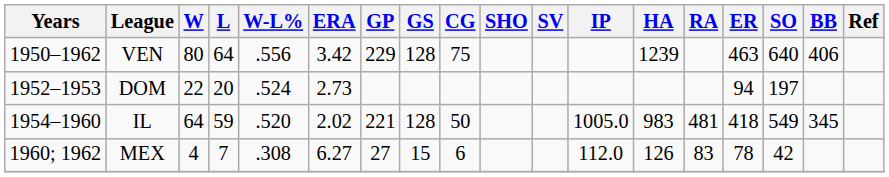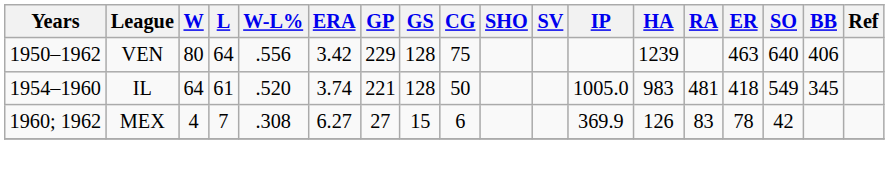- row: (142, 87)
(223, 121) 59 -> (223, 87) 61
(334, 121) 2.02 -> (334, 87) 3.74
(601, 154) 112.0 -> (601, 121) 369.9
